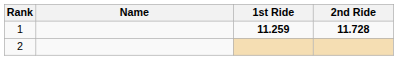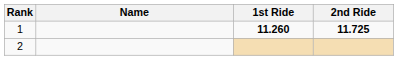(273, 30) 11.259 -> (273, 30) 11.260
(353, 30) 11.728 -> (353, 30) 11.725
